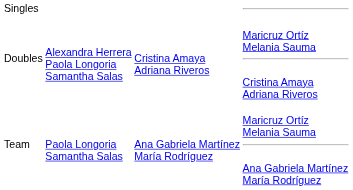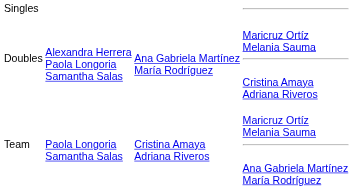(172, 65) Cristina Amaya Adriana Riveros -> (187, 65) Ana Gabriela Martínez María Rodríguez
(187, 150) Ana Gabriela Martínez María Rodríguez -> (172, 150) Cristina Amaya Adriana Riveros
